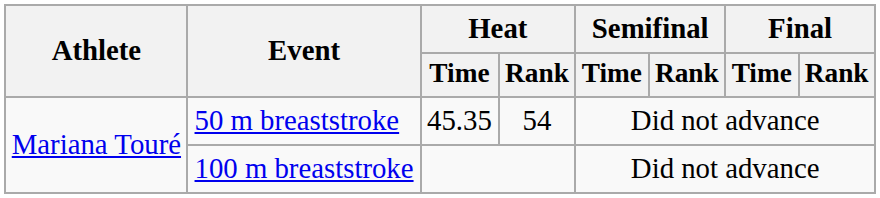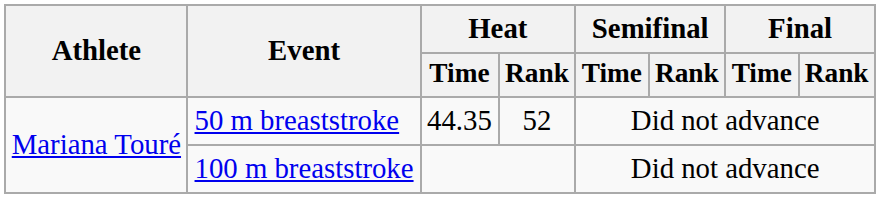(459, 121) 45.35 -> (459, 121) 44.35
(537, 121) 54 -> (537, 121) 52
